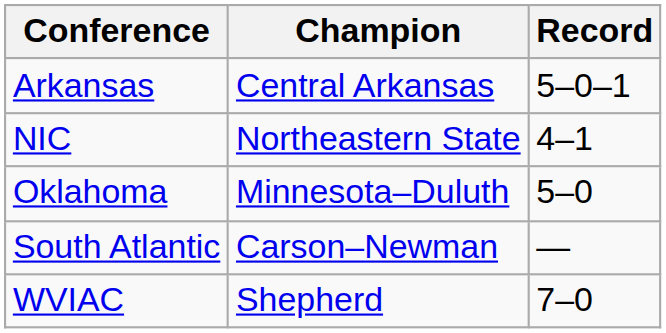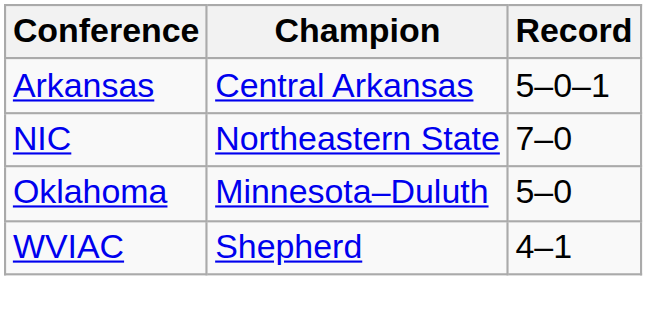(565, 138) 4–1 -> (544, 138) 7–0
- row: (117, 246)
(565, 300) 7–0 -> (544, 246) 4–1
